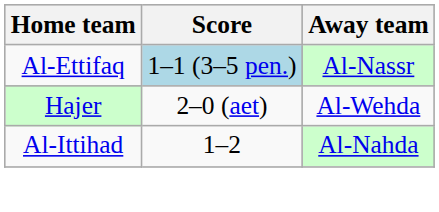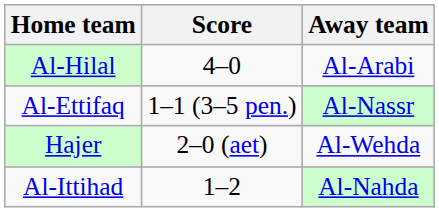+ row: (73, 65)
(222, 65) lightblue background -> (222, 105) no background
